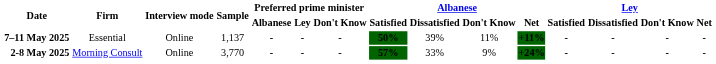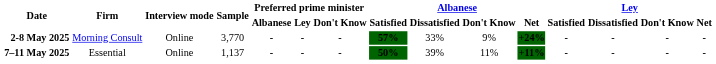rows swapped: (37, 38) <-> (40, 53)
